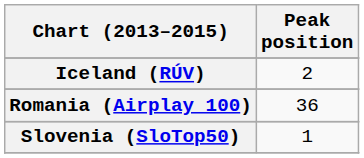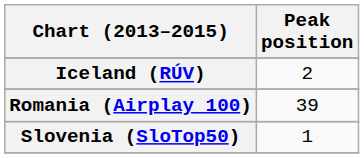(307, 105) 36 -> (307, 105) 39
